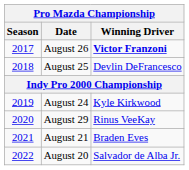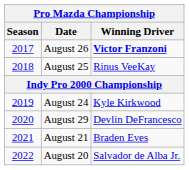(137, 66) Devlin DeFrancesco -> (124, 66) Rinus VeeKay
(124, 120) Rinus VeeKay -> (137, 120) Devlin DeFrancesco
